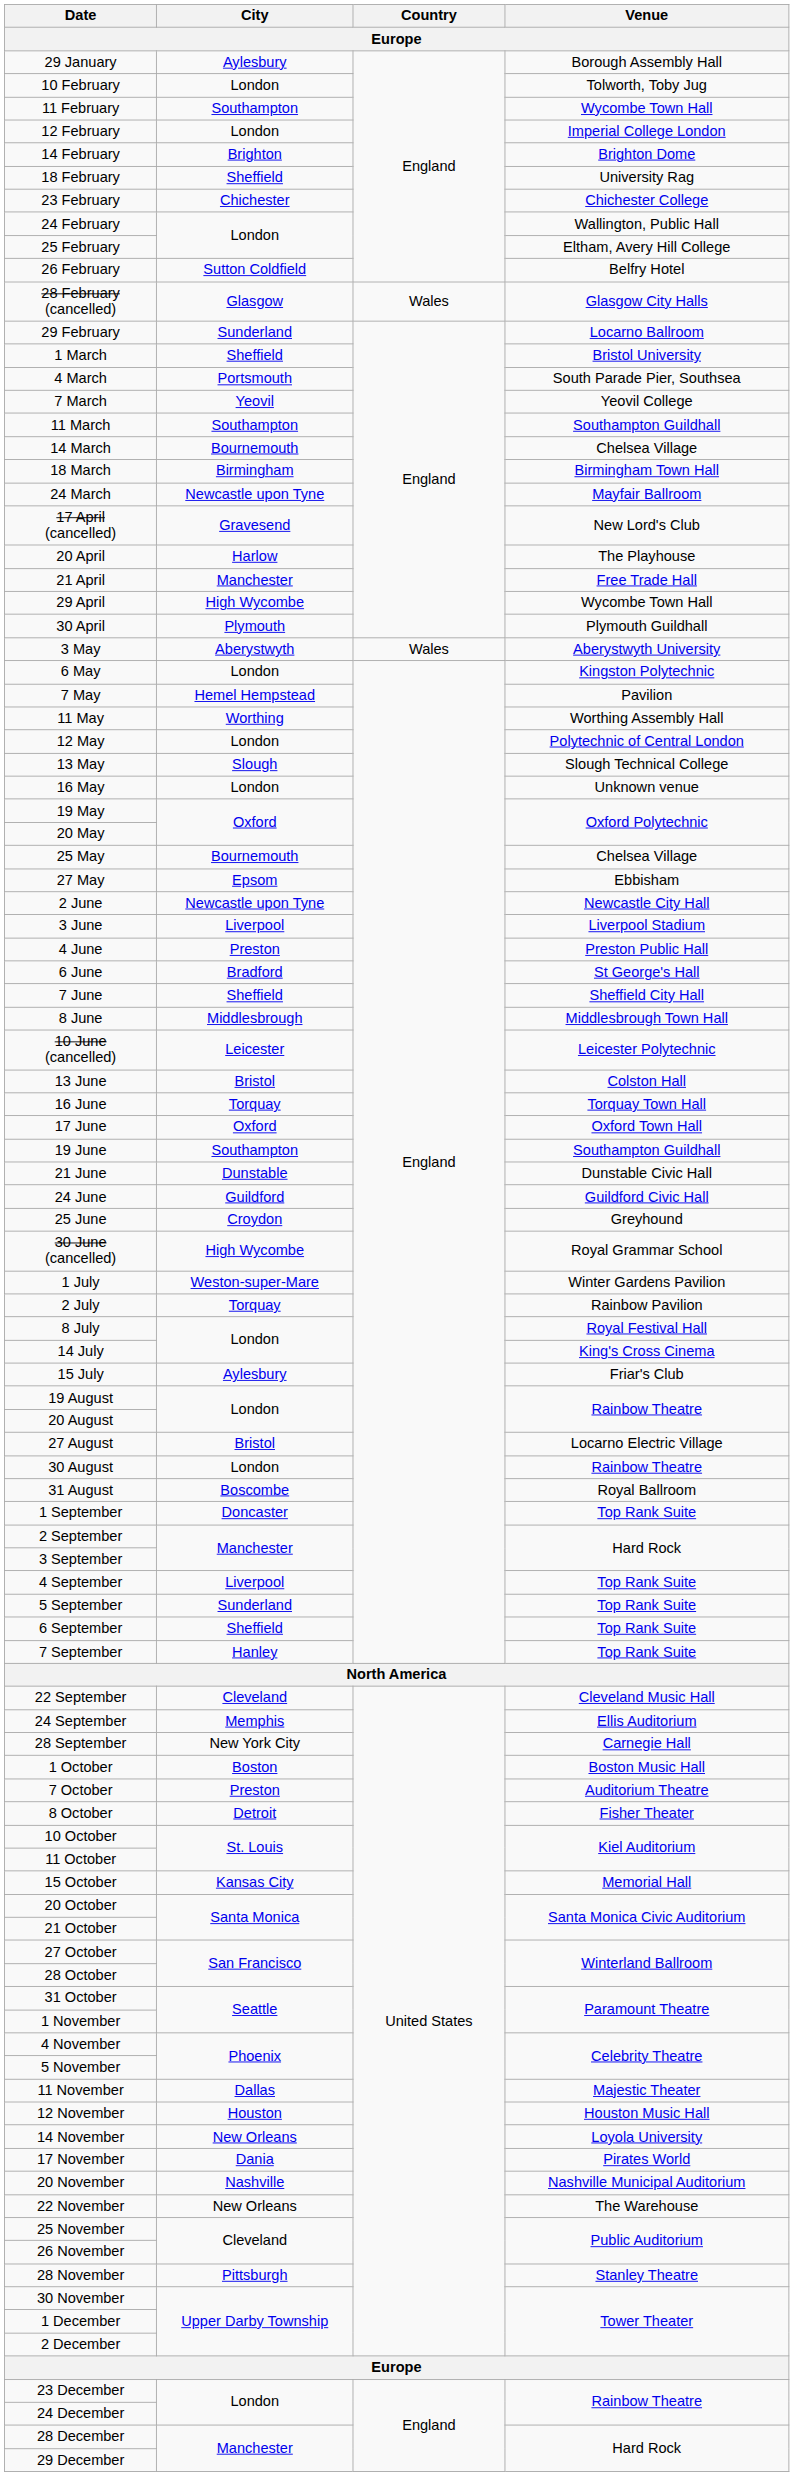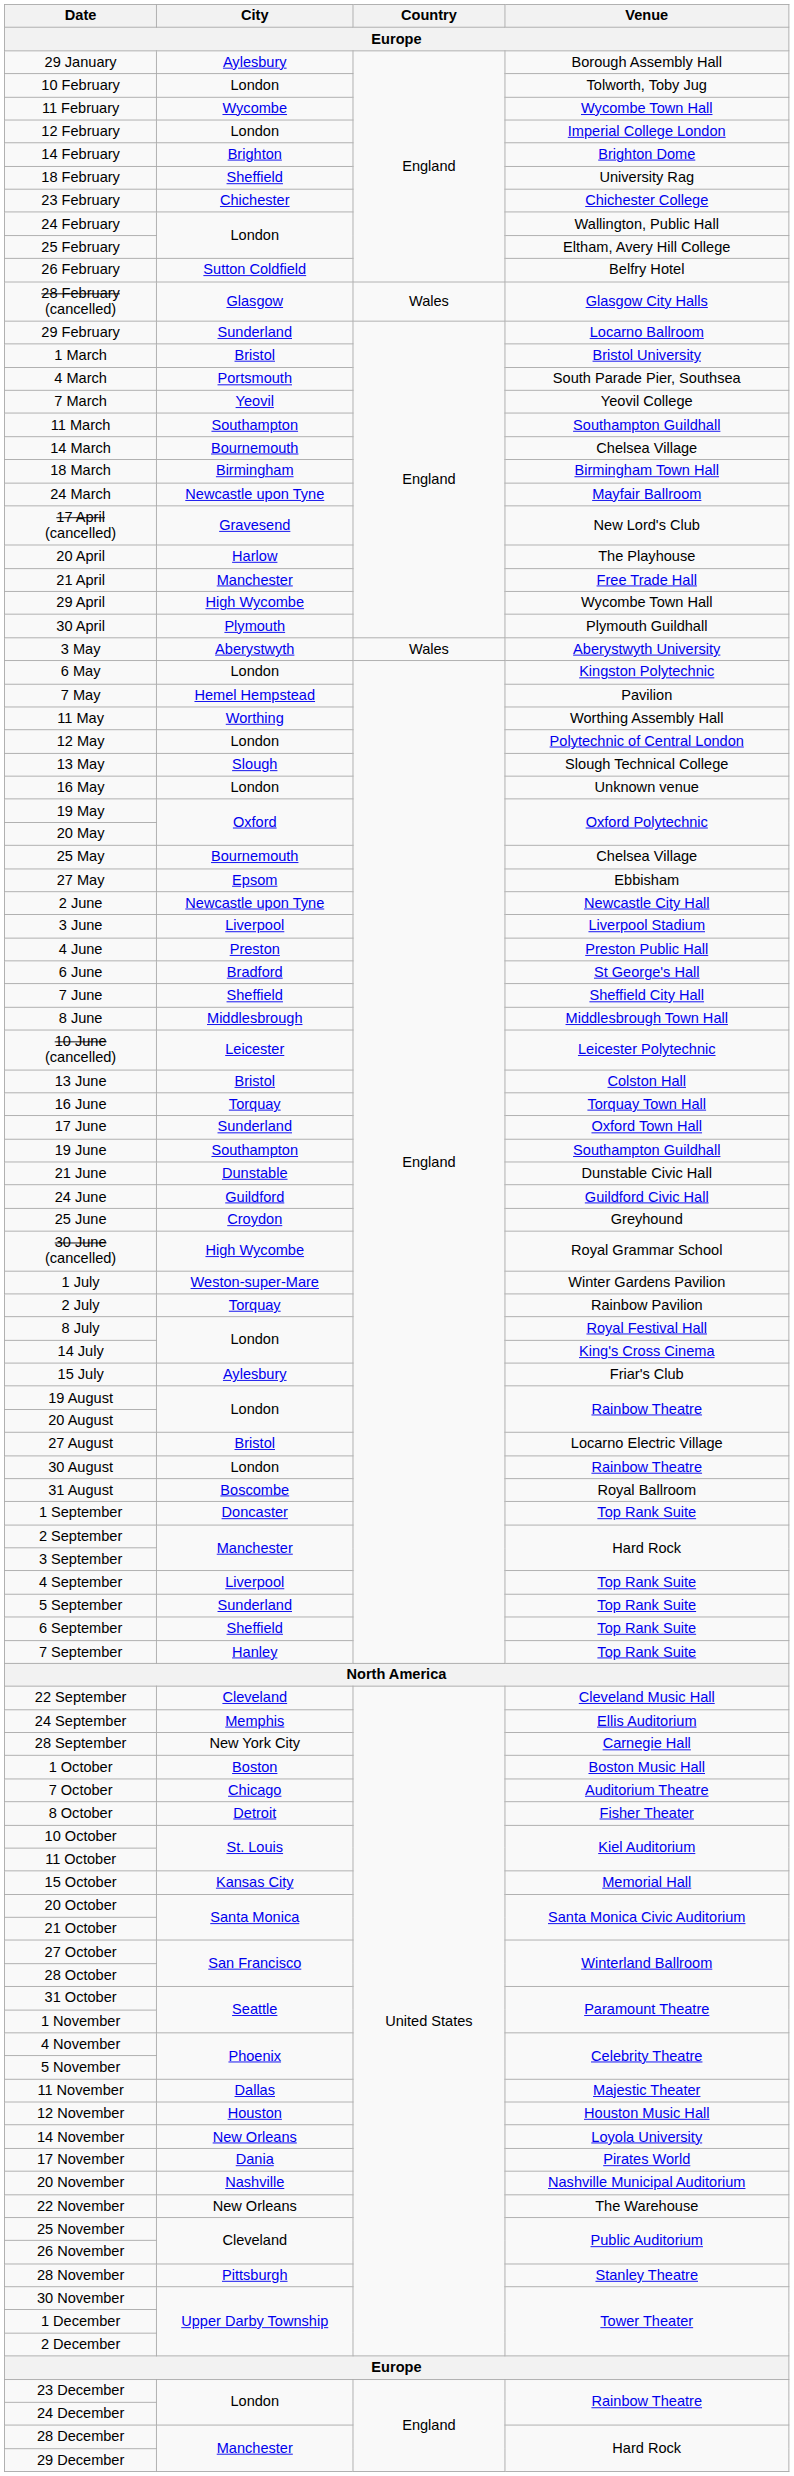(255, 108) Southampton -> (255, 108) Wycombe
(255, 355) Sheffield -> (255, 355) Bristol
(255, 1127) Oxford -> (255, 1127) Sunderland
(255, 1790) Preston -> (255, 1790) Chicago
